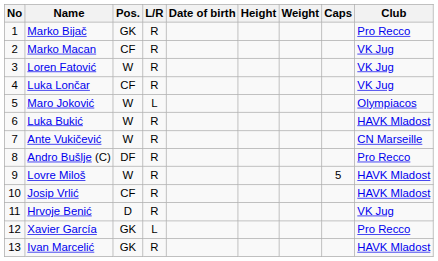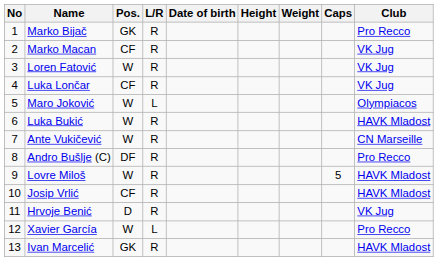(128, 229) GK -> (128, 229) W
